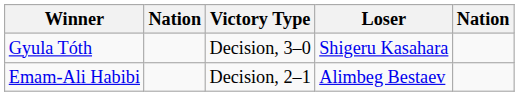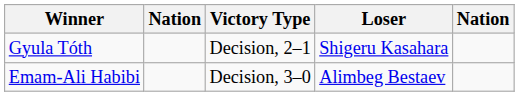(260, 47) Decision, 3–0 -> (260, 47) Decision, 2–1
(260, 76) Decision, 2–1 -> (260, 76) Decision, 3–0
